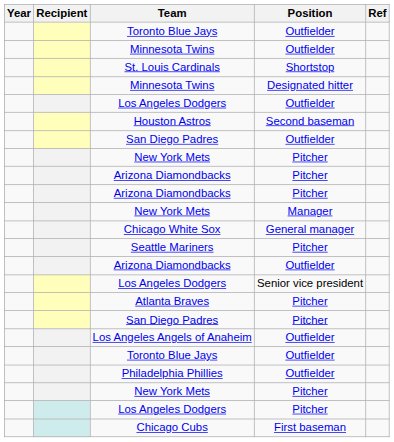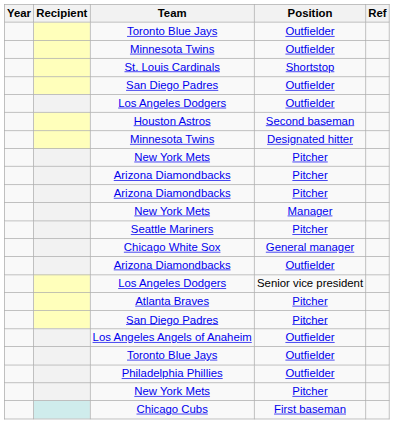rows swapped: (172, 139) <-> (172, 85)
rows swapped: (172, 229) <-> (172, 247)
- row: (172, 409)
